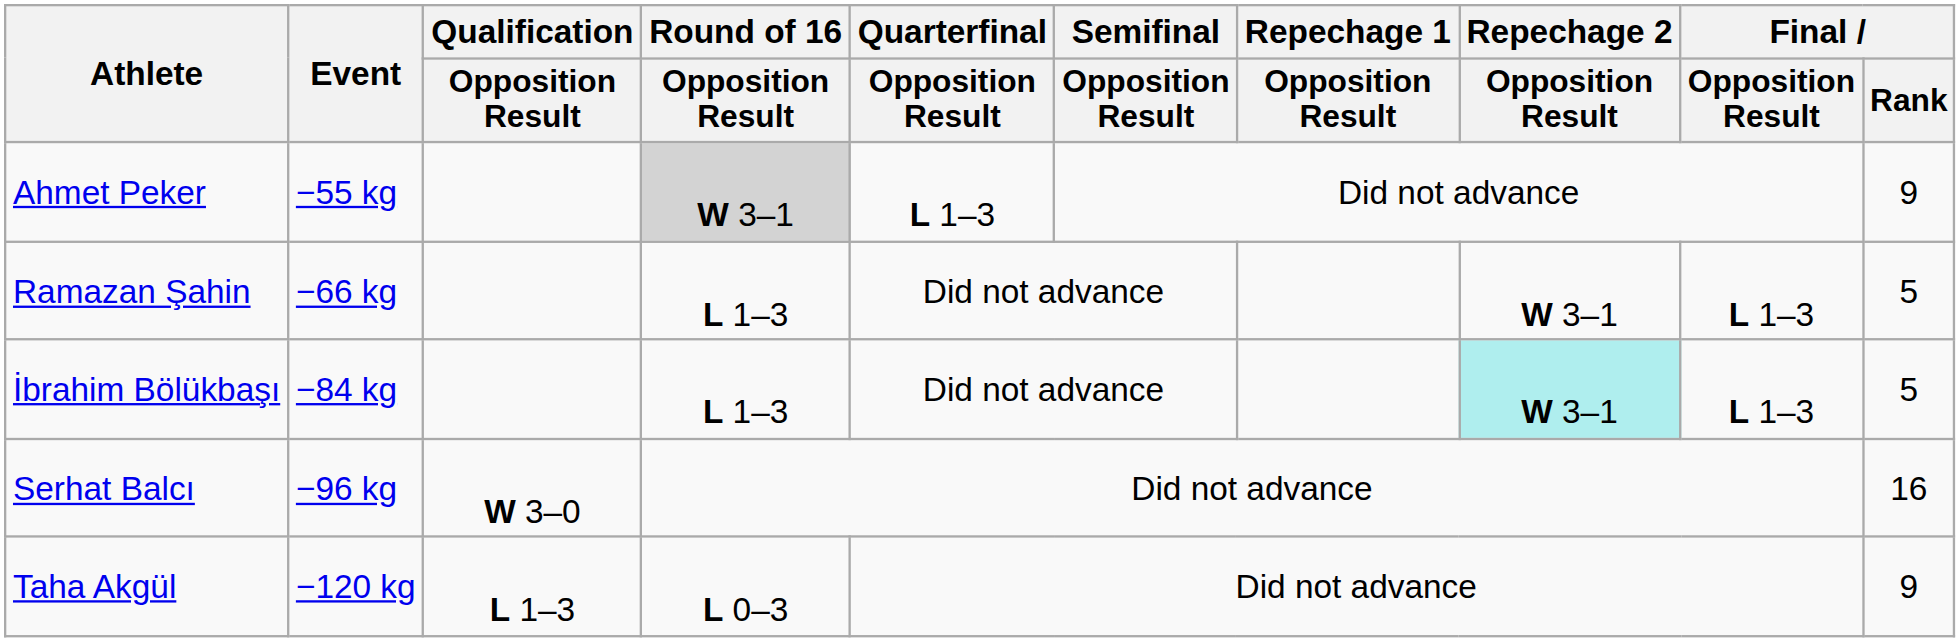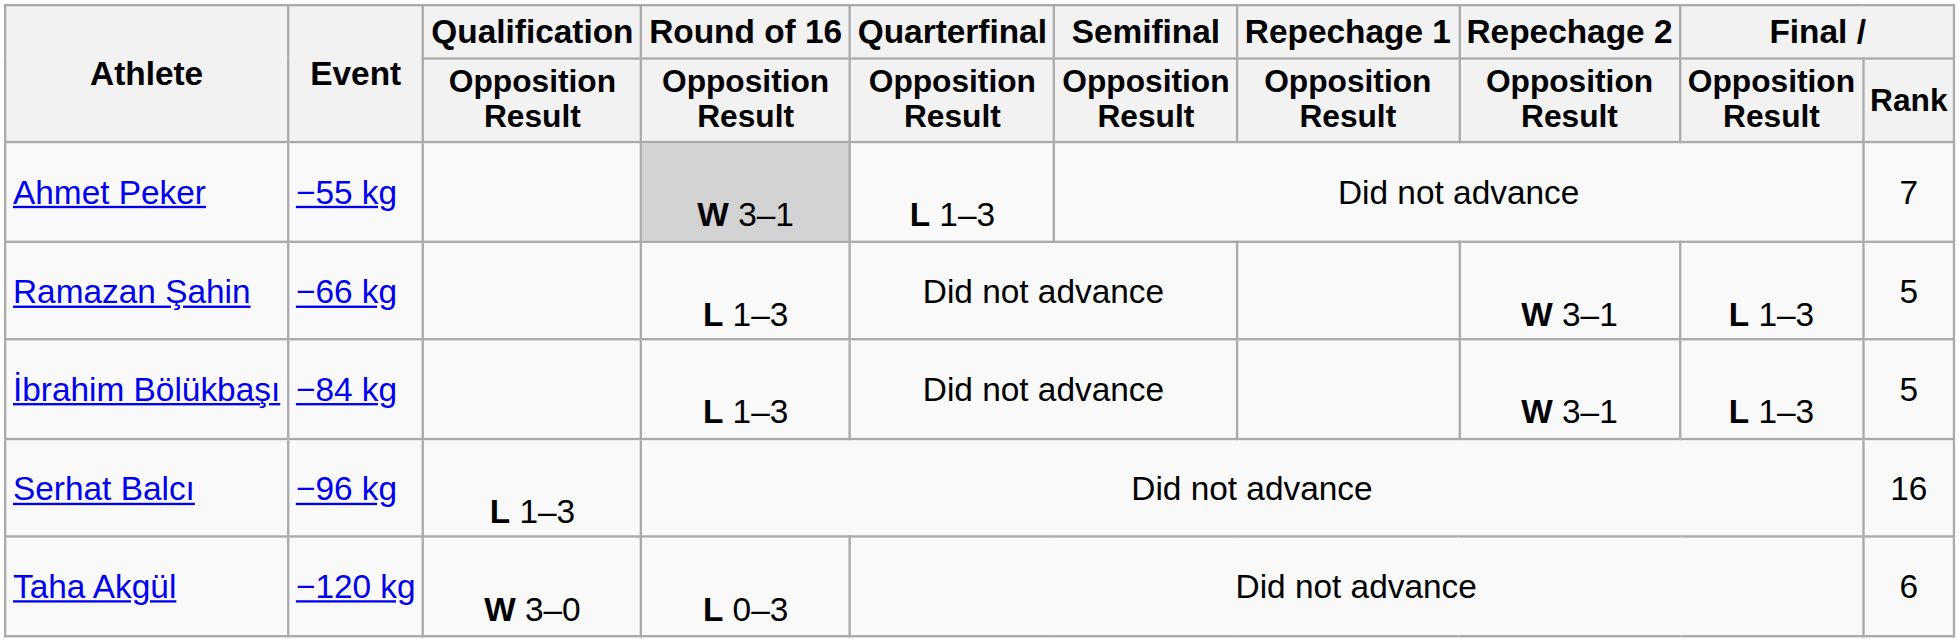(1909, 192) 9 -> (1909, 192) 7
(1570, 413) paleturquoise background -> (1570, 413) no background
(532, 511) W 3–0 -> (532, 511) L 1–3
(532, 610) L 1–3 -> (532, 610) W 3–0
(1909, 587) 9 -> (1909, 587) 6
